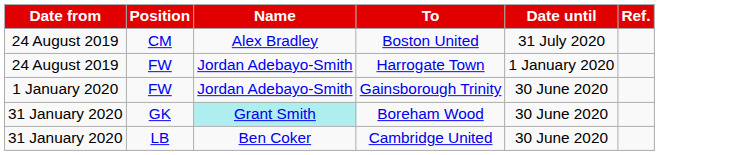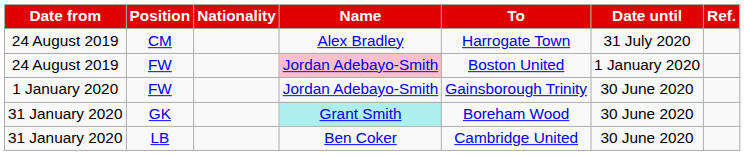+ column: (236, 16)
(431, 41) Boston United -> (516, 41) Harrogate Town
(275, 65) no background -> (361, 65) pink background
(431, 65) Harrogate Town -> (516, 65) Boston United
